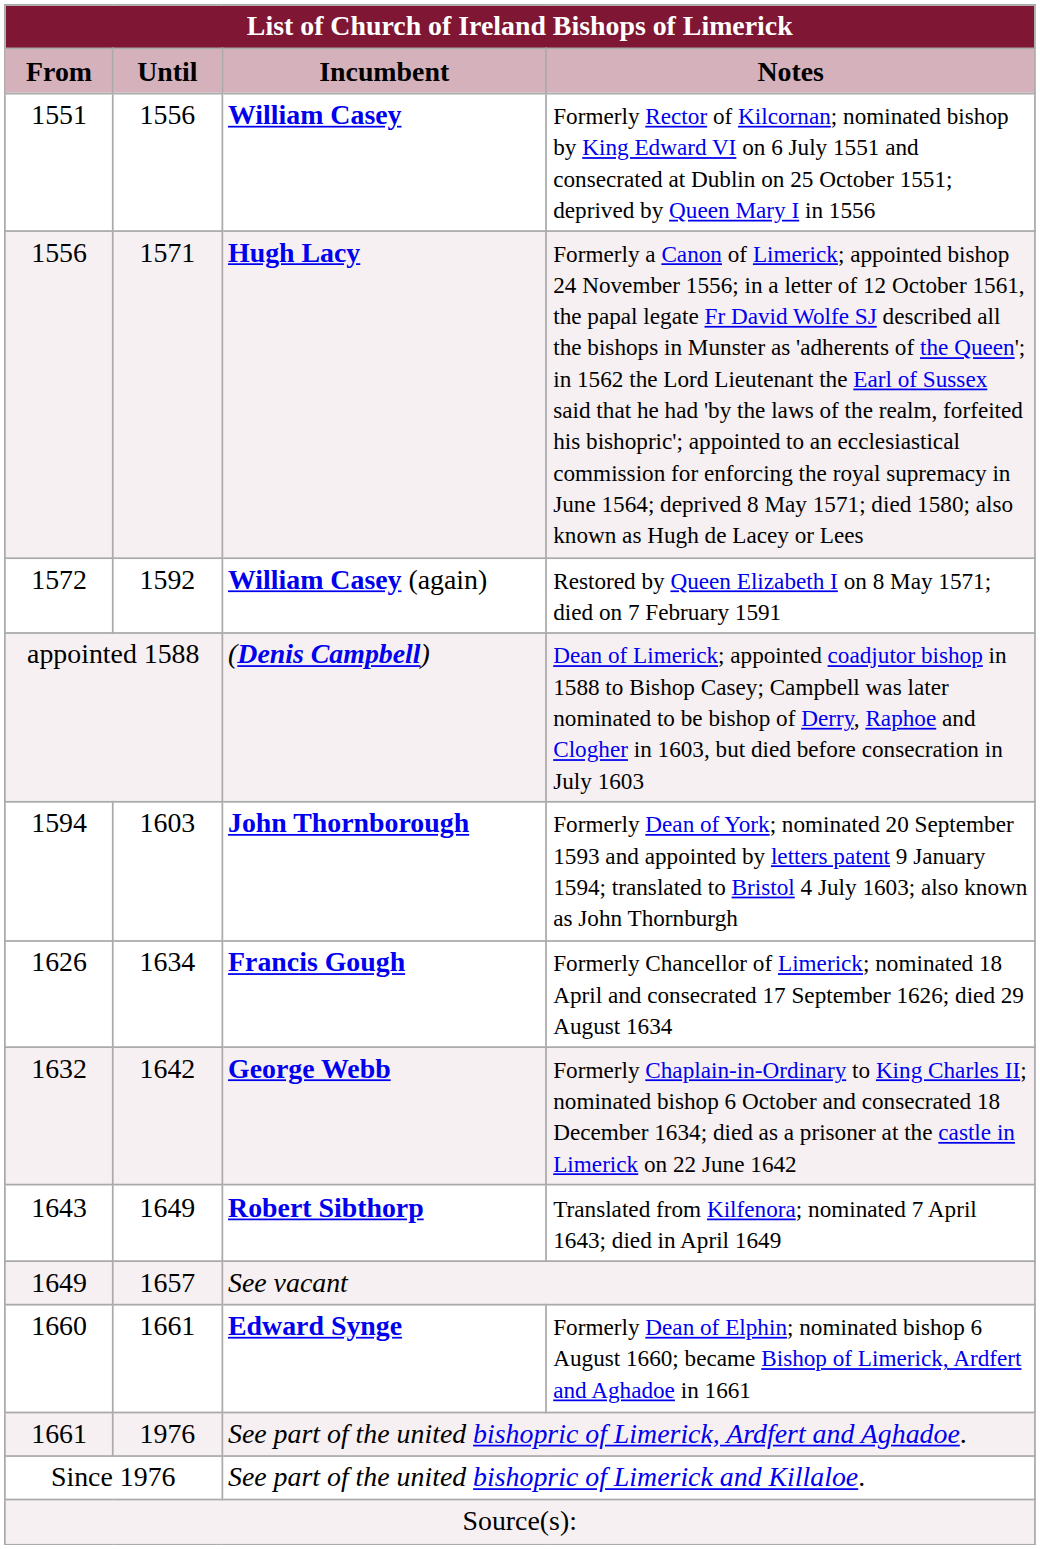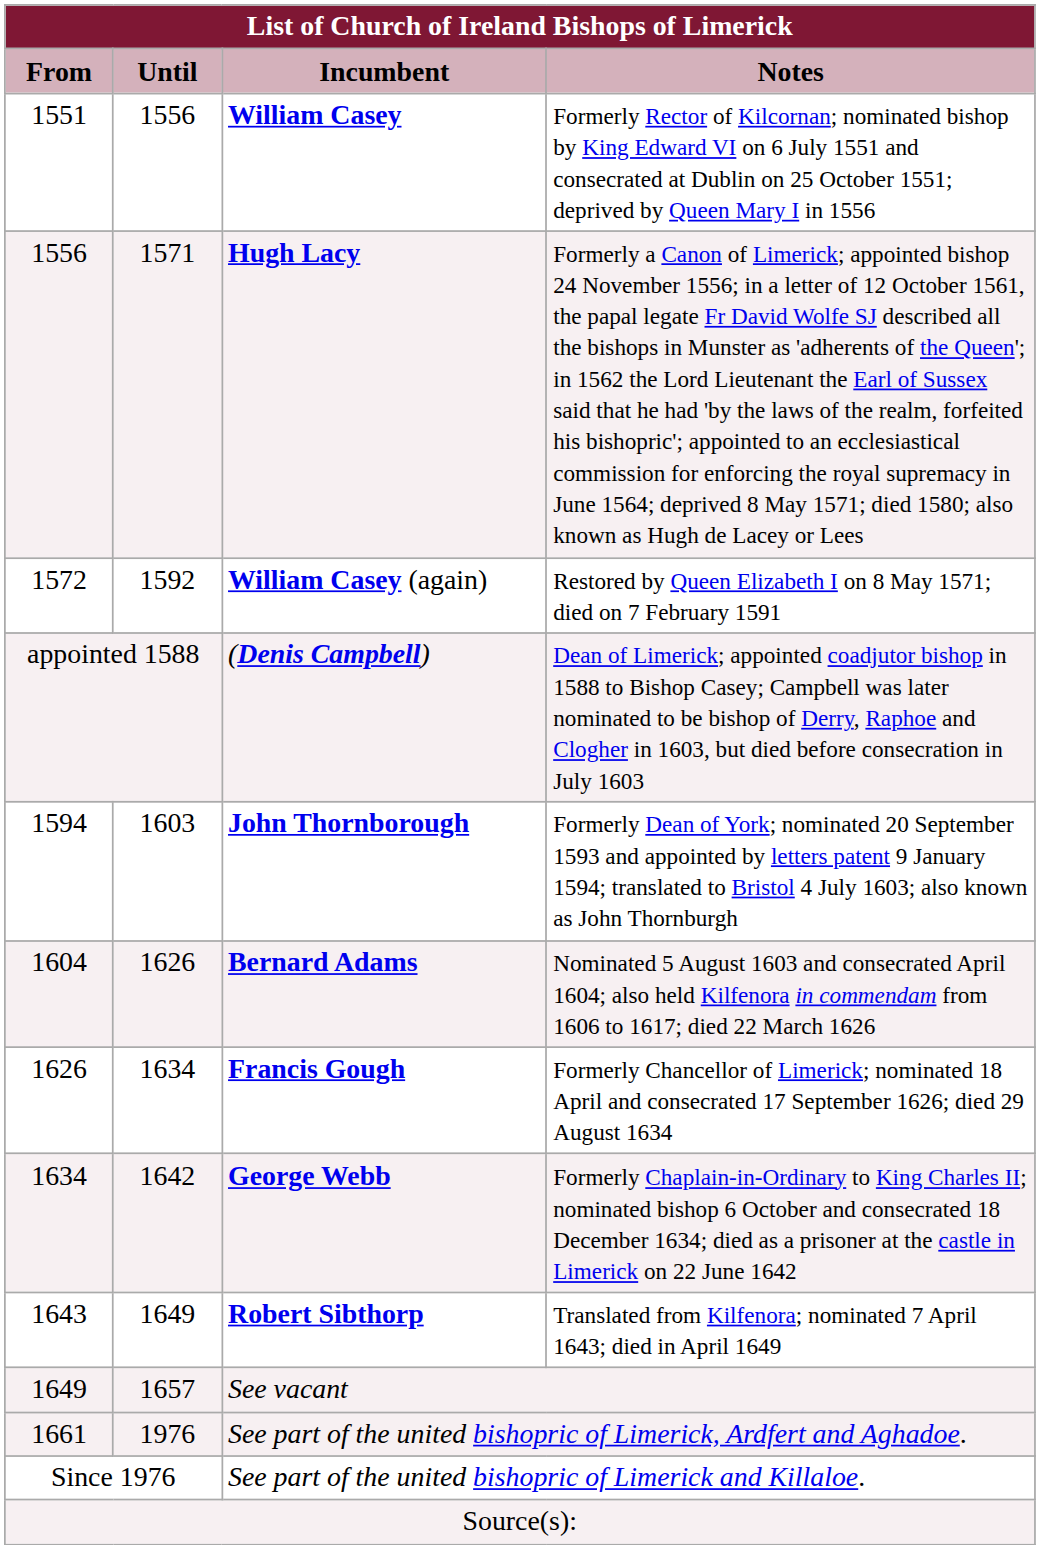+ row: (323, 962)
(59, 1068) 1632 -> (59, 1175) 1634
- row: (315, 1326)
